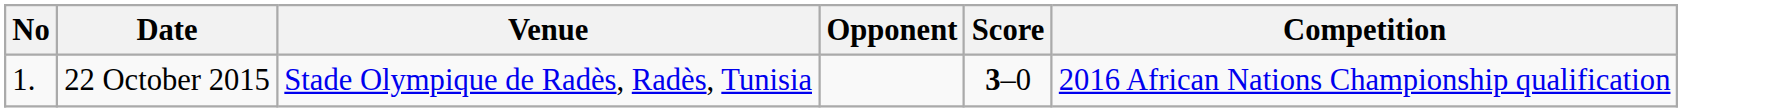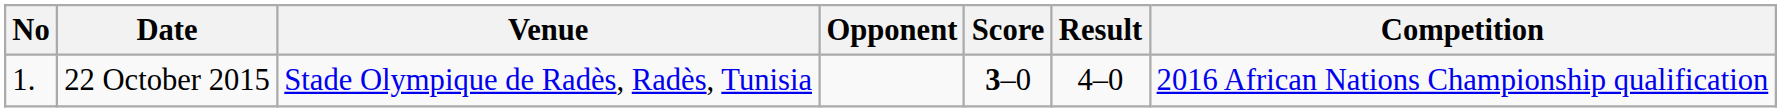+ column: (1100, 29)
